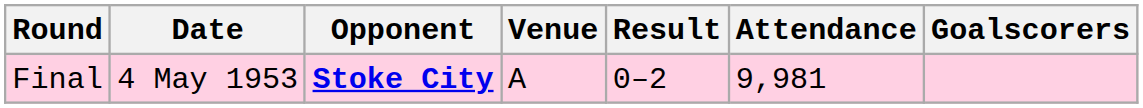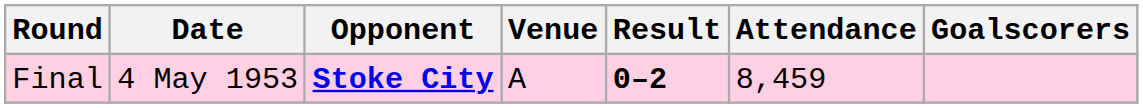(640, 79) normal -> (640, 79) bold
(781, 79) 9,981 -> (781, 79) 8,459
